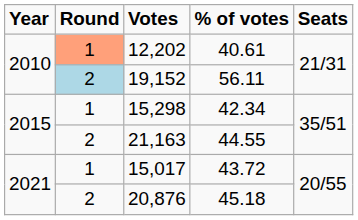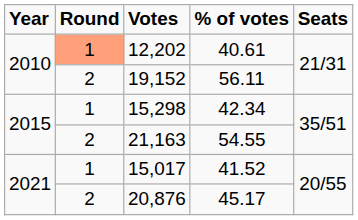(90, 79) lightblue background -> (90, 79) no background
(242, 139) 44.55 -> (242, 139) 54.55
(242, 169) 43.72 -> (242, 169) 41.52
(242, 199) 45.18 -> (242, 199) 45.17
